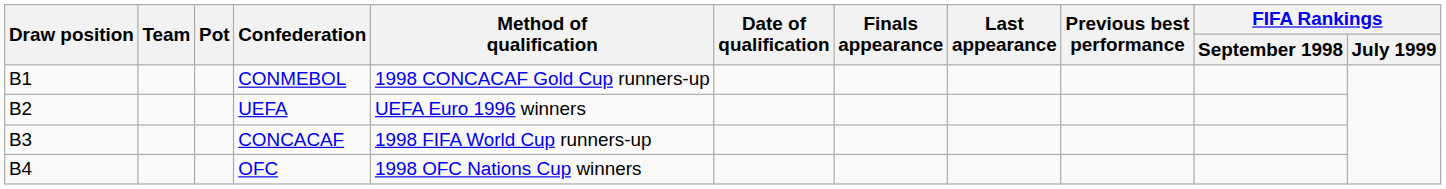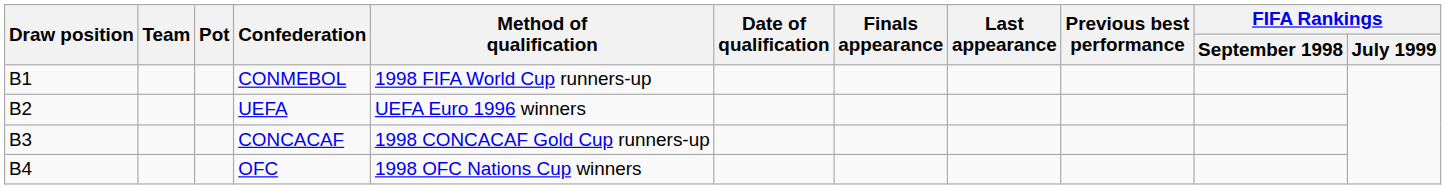(542, 79) 1998 CONCACAF Gold Cup runners-up -> (513, 79) 1998 FIFA World Cup runners-up
(513, 139) 1998 FIFA World Cup runners-up -> (542, 139) 1998 CONCACAF Gold Cup runners-up
